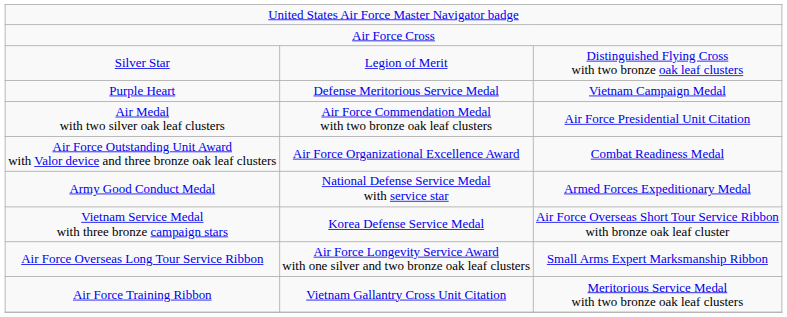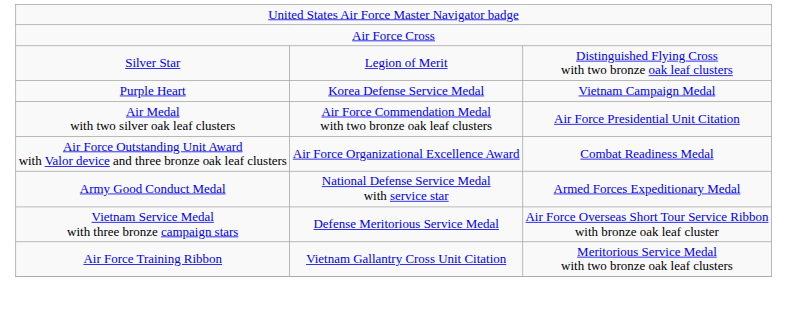(406, 91) Defense Meritorious Service Medal -> (406, 91) Korea Defense Service Medal
(406, 224) Korea Defense Service Medal -> (406, 224) Defense Meritorious Service Medal
- row: (142, 259)
